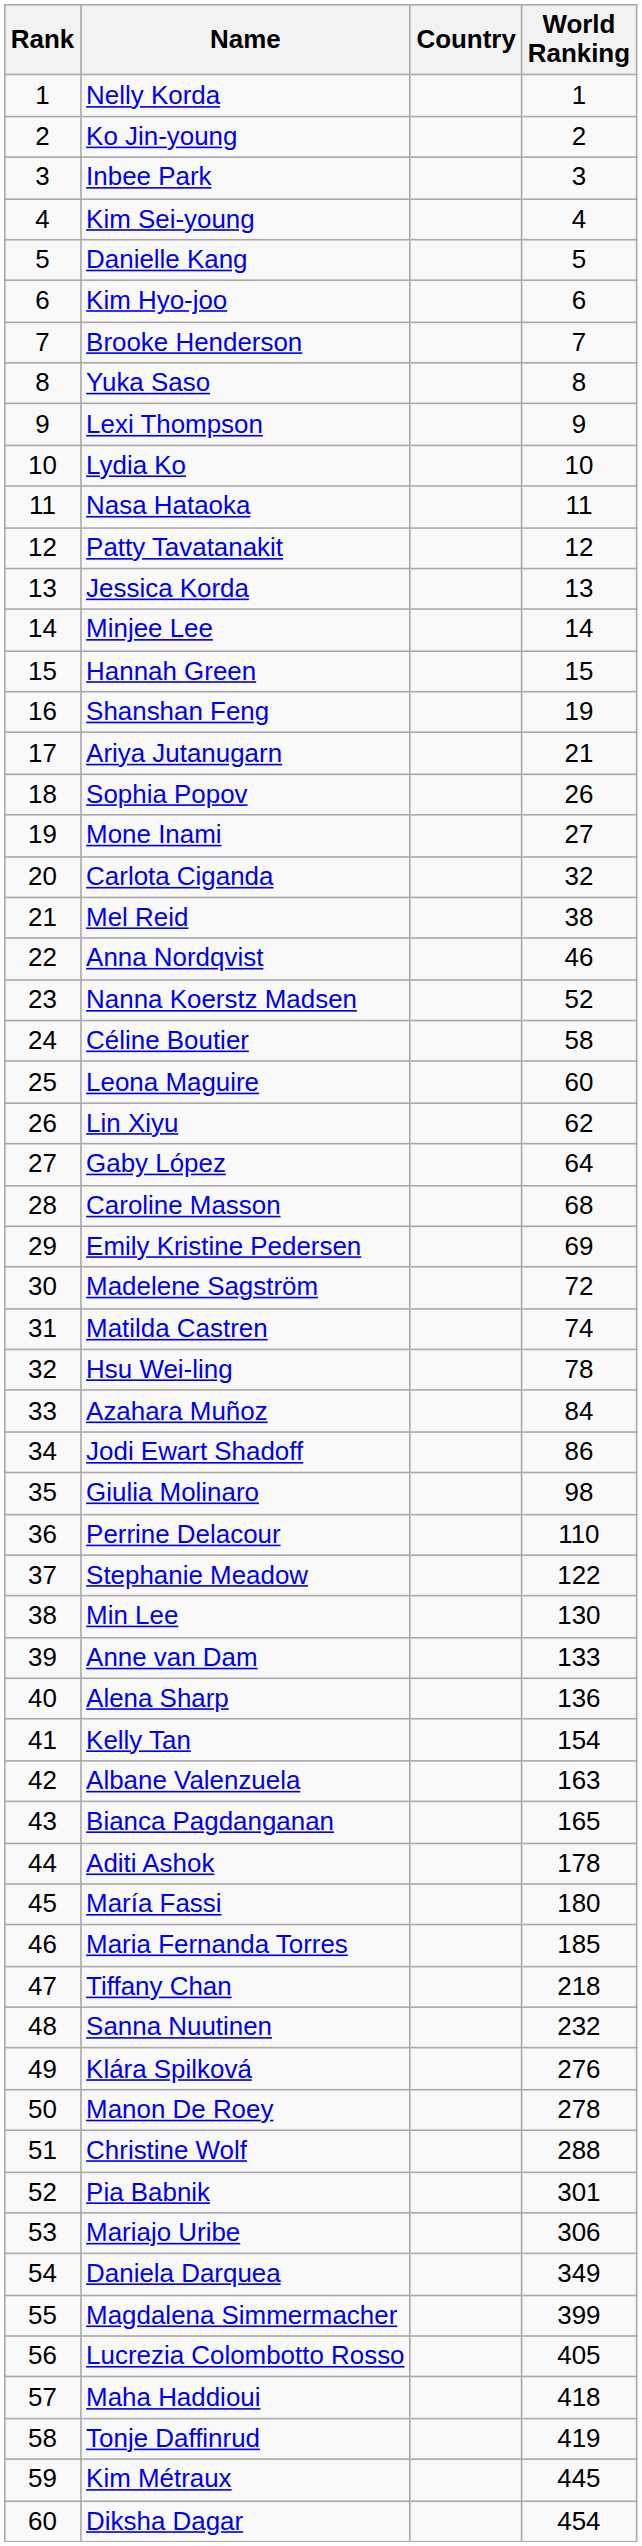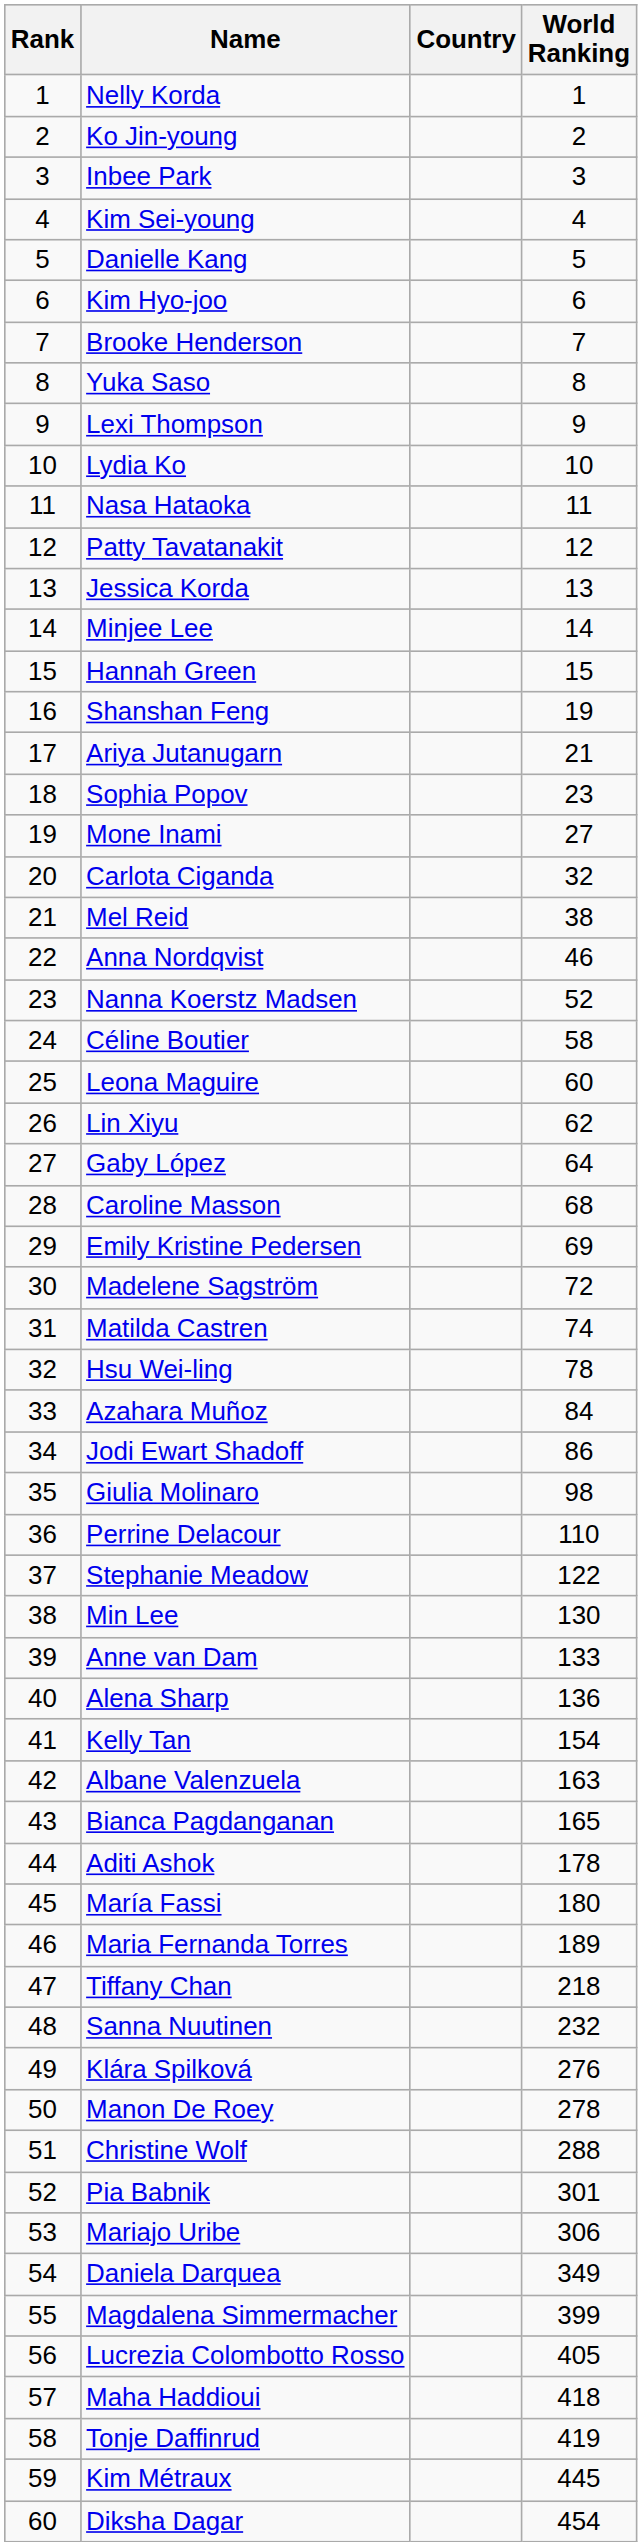(579, 794) 26 -> (579, 794) 23
(579, 1945) 185 -> (579, 1945) 189
